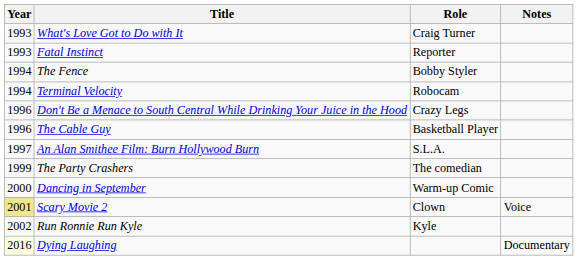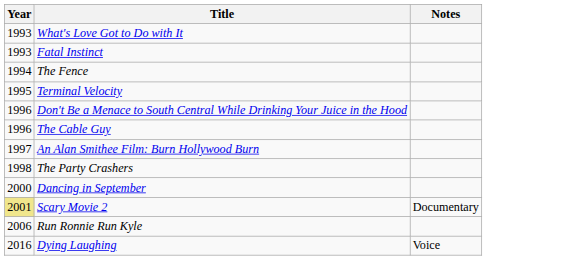- column: (455, 14)
(19, 91) 1994 -> (19, 91) 1995
(19, 168) 1999 -> (19, 168) 1998
(517, 206) Voice -> (446, 206) Documentary
(19, 226) 2002 -> (19, 226) 2006
(19, 245) lightyellow background -> (19, 245) no background
(537, 245) Documentary -> (426, 245) Voice
